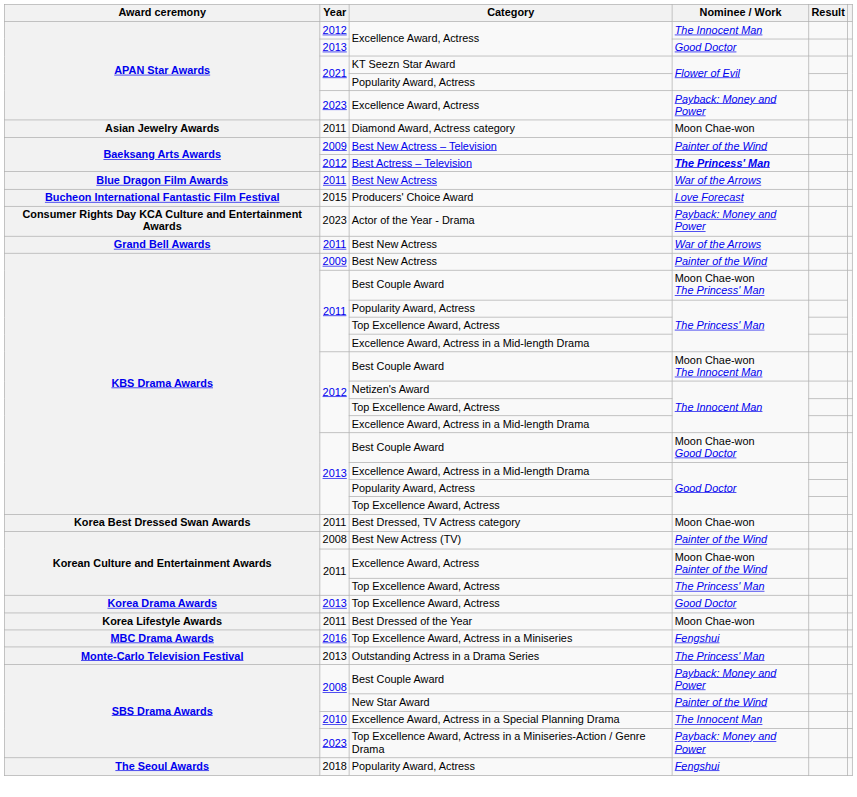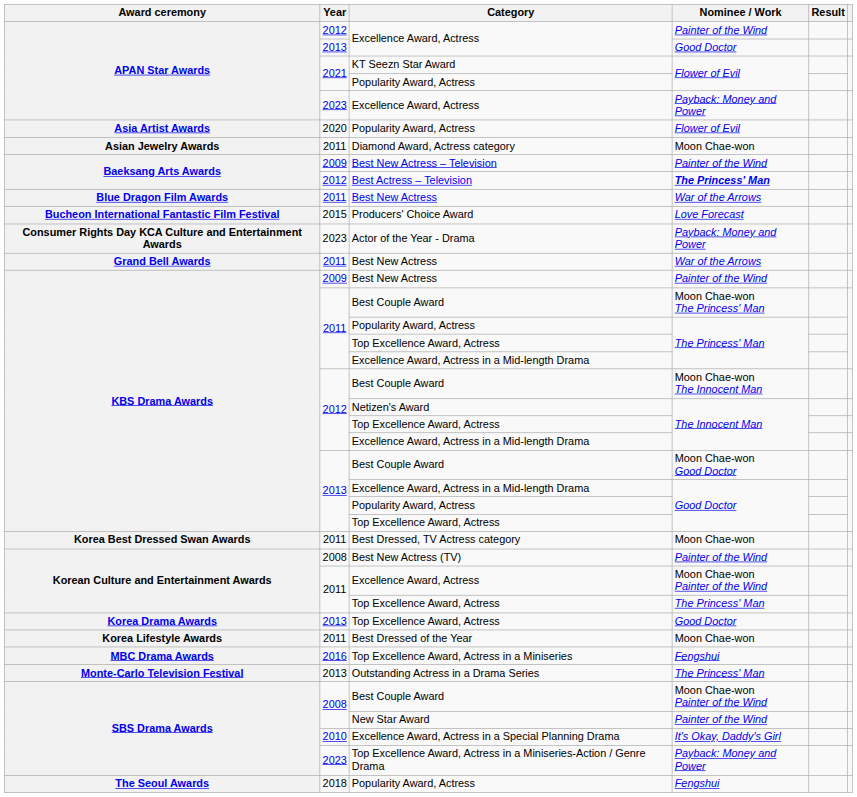(719, 30) The Innocent Man -> (721, 30) Painter of the Wind
+ row: (335, 128)
(726, 679) Payback: Money and Power -> (721, 696) Moon Chae-won Painter of the Wind
(719, 719) The Innocent Man -> (728, 737) It's Okay, Daddy's Girl
